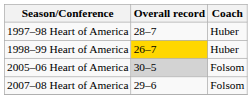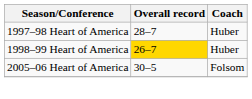(145, 67) lightgrey background -> (145, 67) no background
- row: (68, 85)
